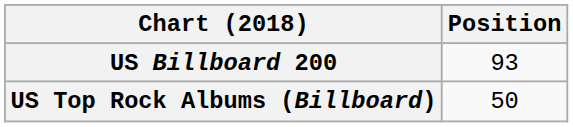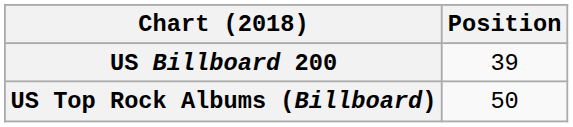(505, 63) 93 -> (505, 63) 39
